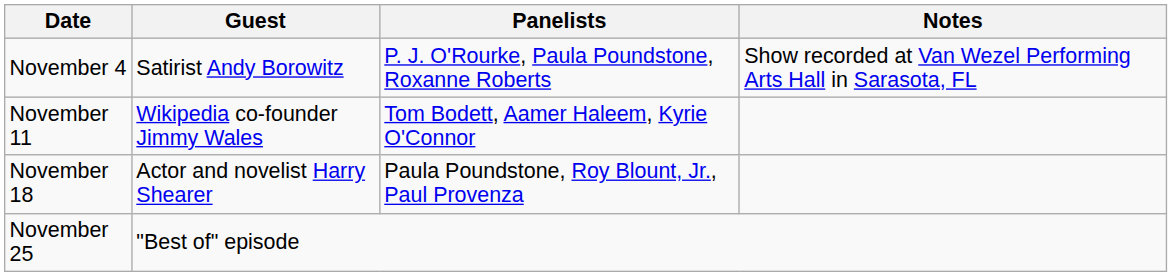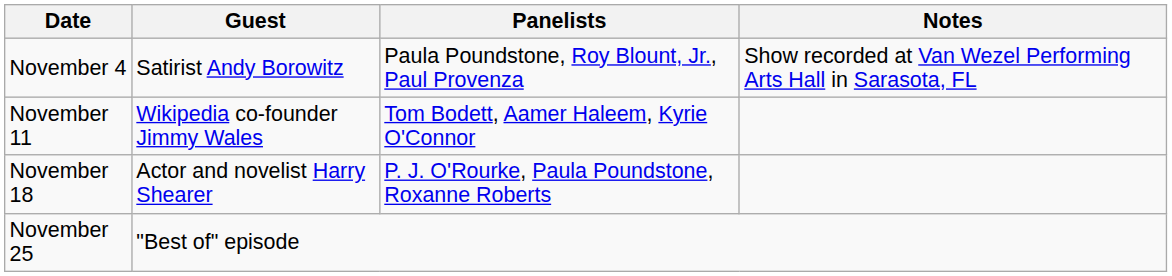(549, 67) P. J. O'Rourke, Paula Poundstone, Roxanne Roberts -> (551, 67) Paula Poundstone, Roy Blount, Jr., Paul Provenza
(551, 183) Paula Poundstone, Roy Blount, Jr., Paul Provenza -> (549, 183) P. J. O'Rourke, Paula Poundstone, Roxanne Roberts
